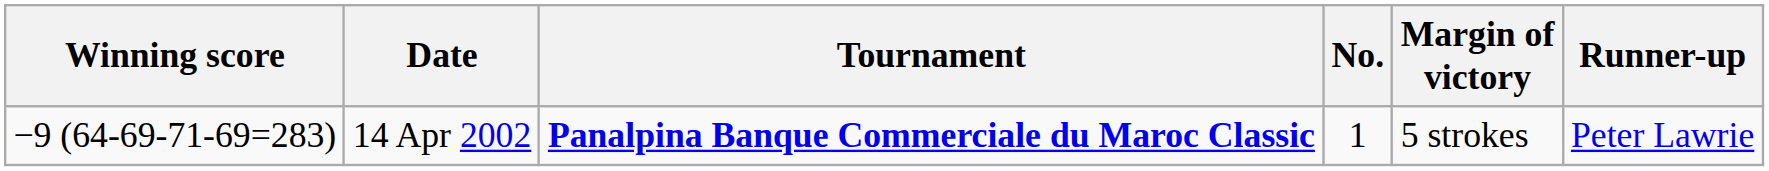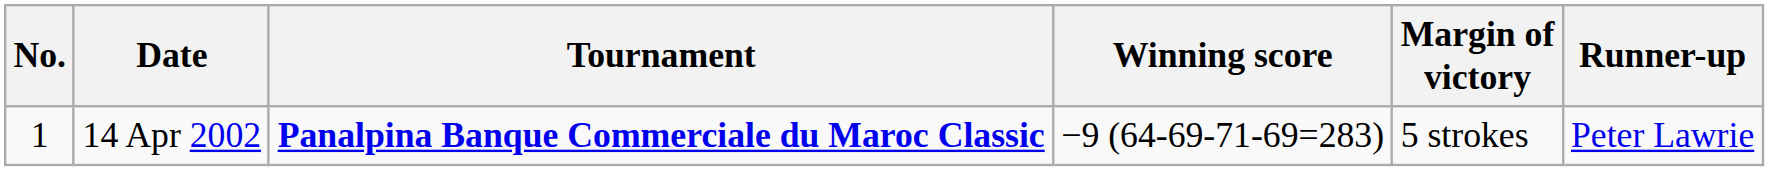columns swapped: (1358, 55) <-> (175, 55)
